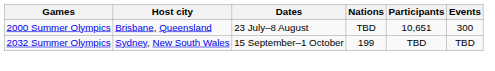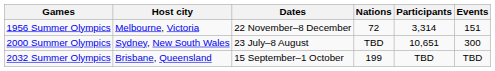+ row: (59, 27)
(163, 27) Brisbane, Queensland -> (172, 43) Sydney, New South Wales
(172, 43) Sydney, New South Wales -> (163, 58) Brisbane, Queensland
